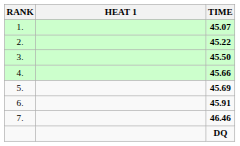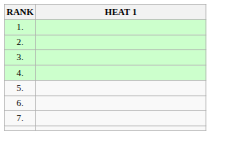- column: (220, 12)
